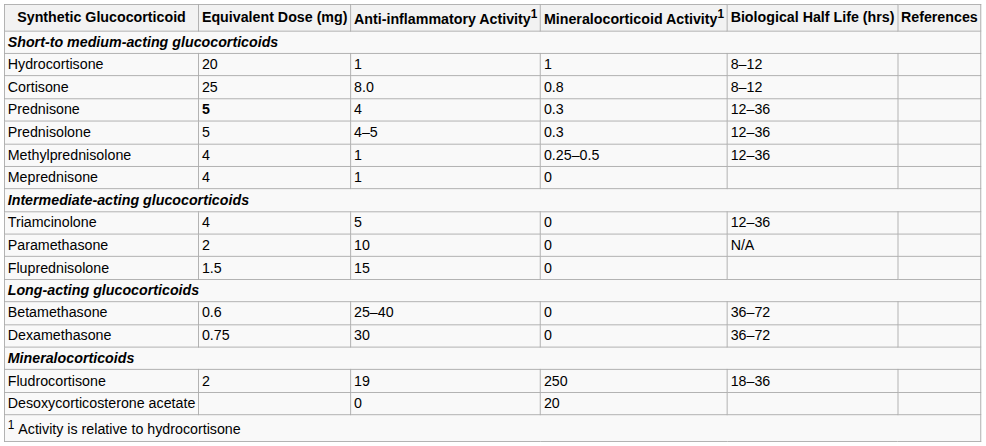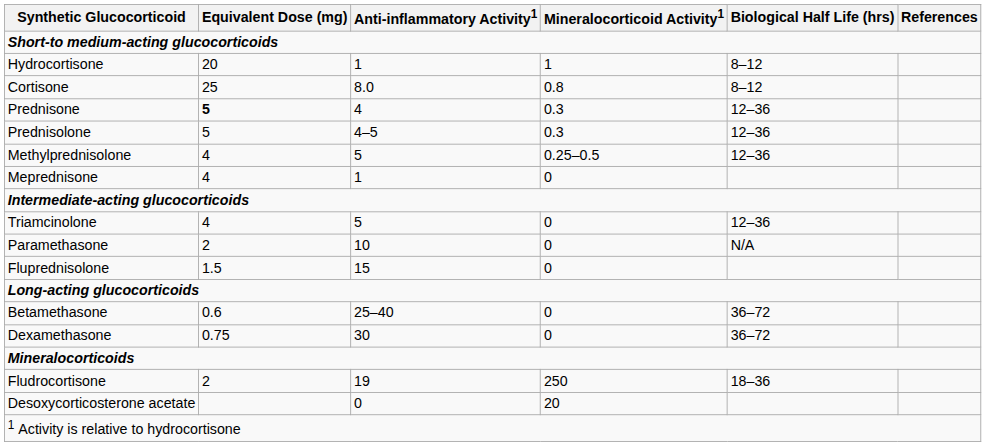(358, 155) 1 -> (358, 155) 5
